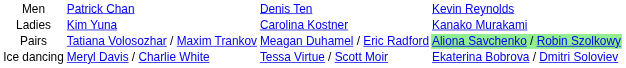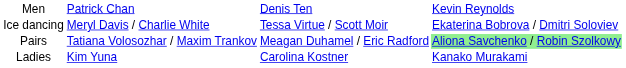rows swapped: (34, 25) <-> (34, 57)
